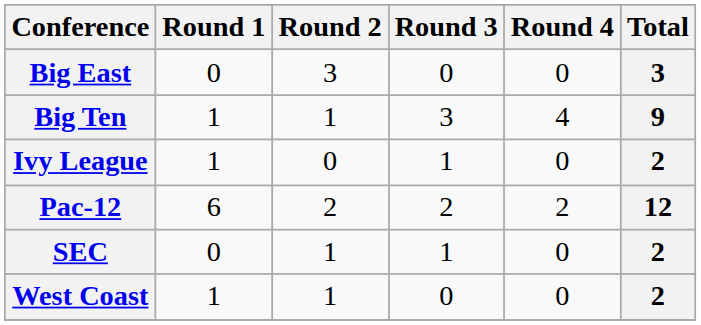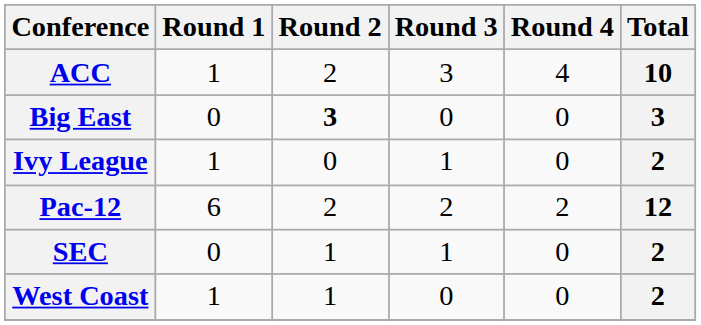+ row: (80, 71)
(330, 71) normal -> (330, 116) bold
- row: (80, 116)
